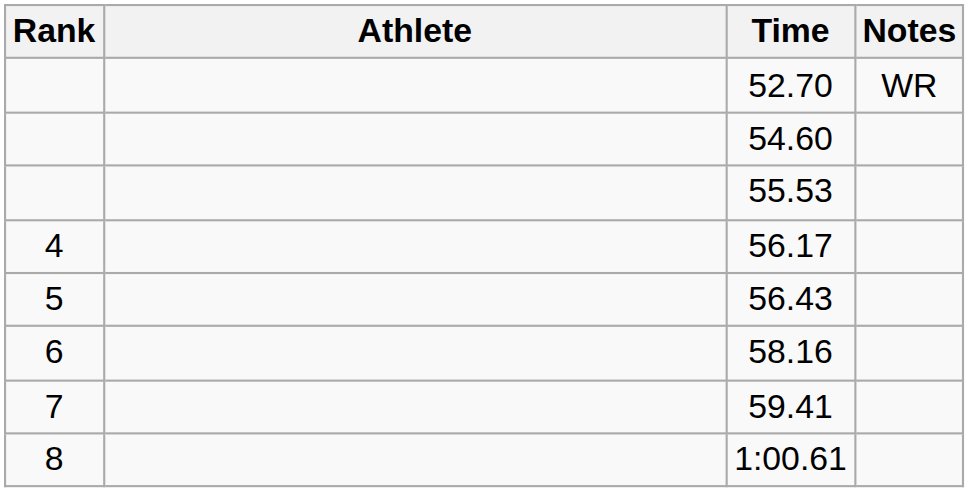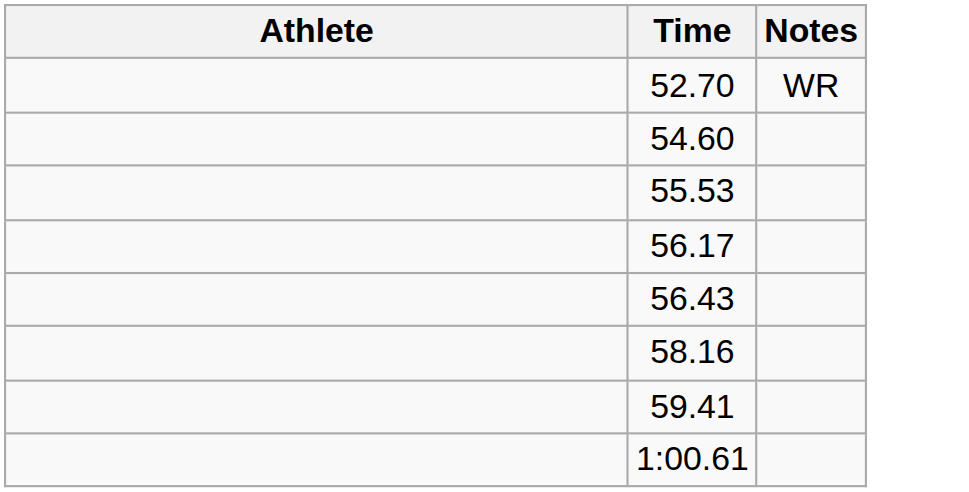- column: (54, 31)
